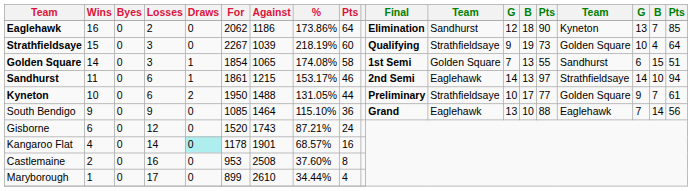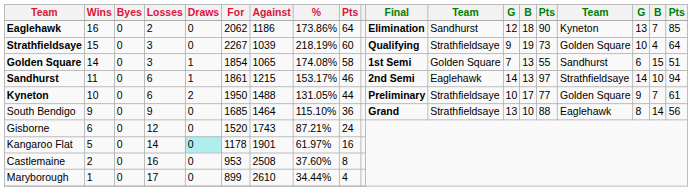(236, 111) 1085 -> (236, 111) 1685
(456, 111) Eaglehawk -> (465, 111) Strathfieldsaye
(638, 111) 7 -> (638, 111) 8
(90, 144) 4 -> (90, 144) 5
(313, 144) 68.57% -> (313, 144) 61.97%
